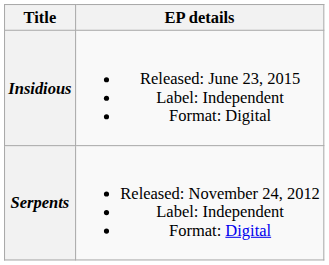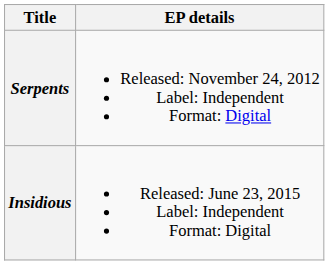rows swapped: (40, 202) <-> (40, 87)
